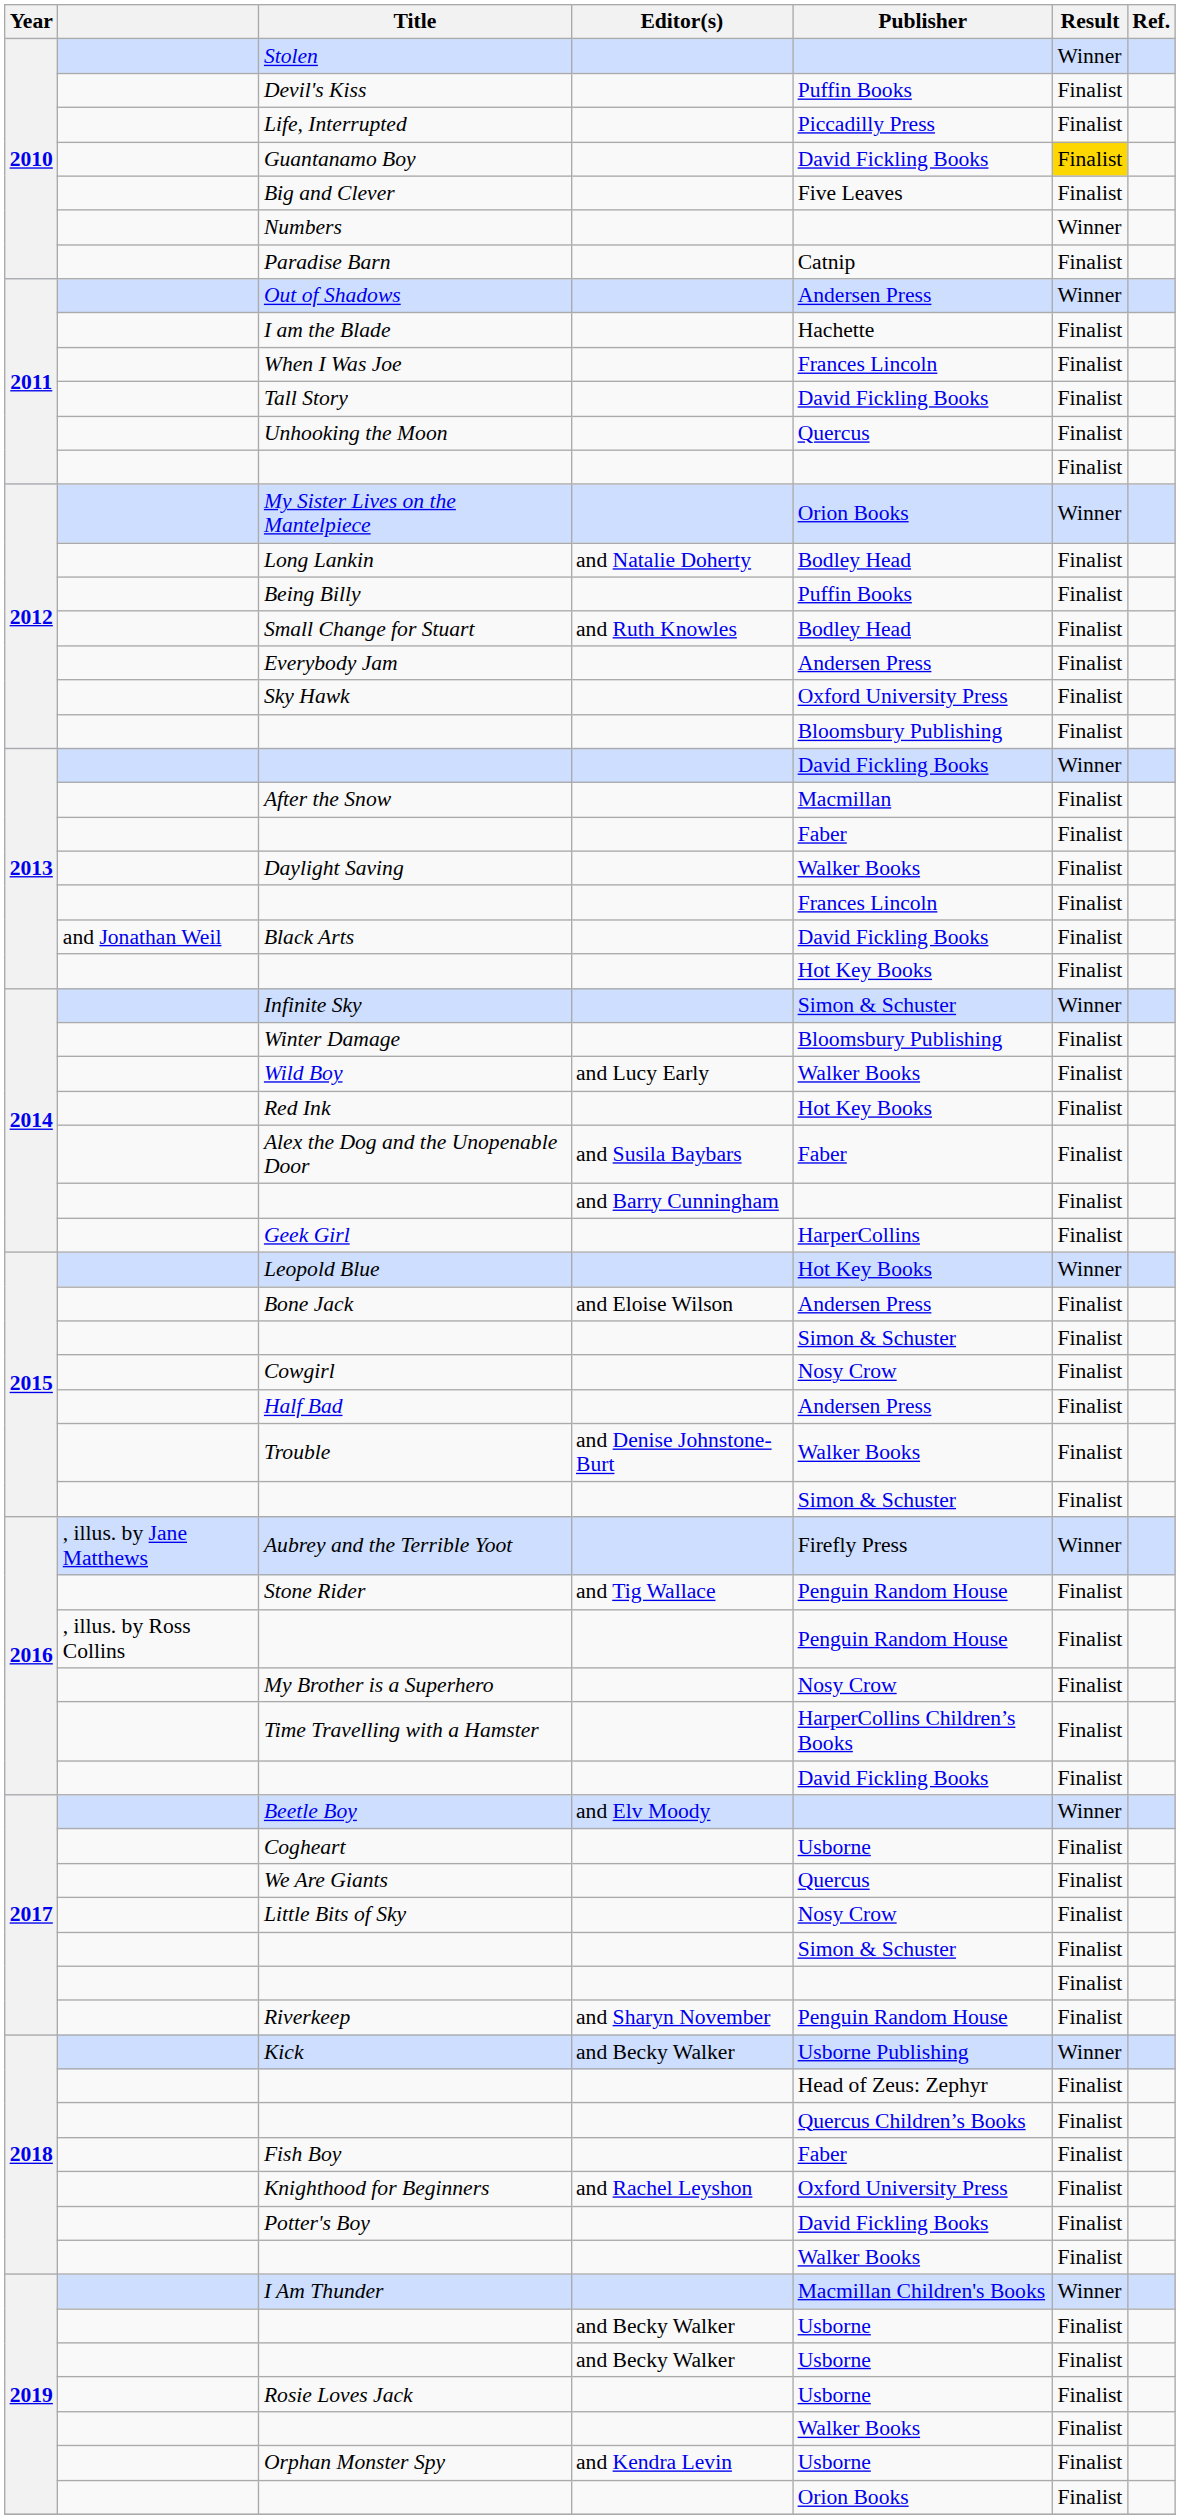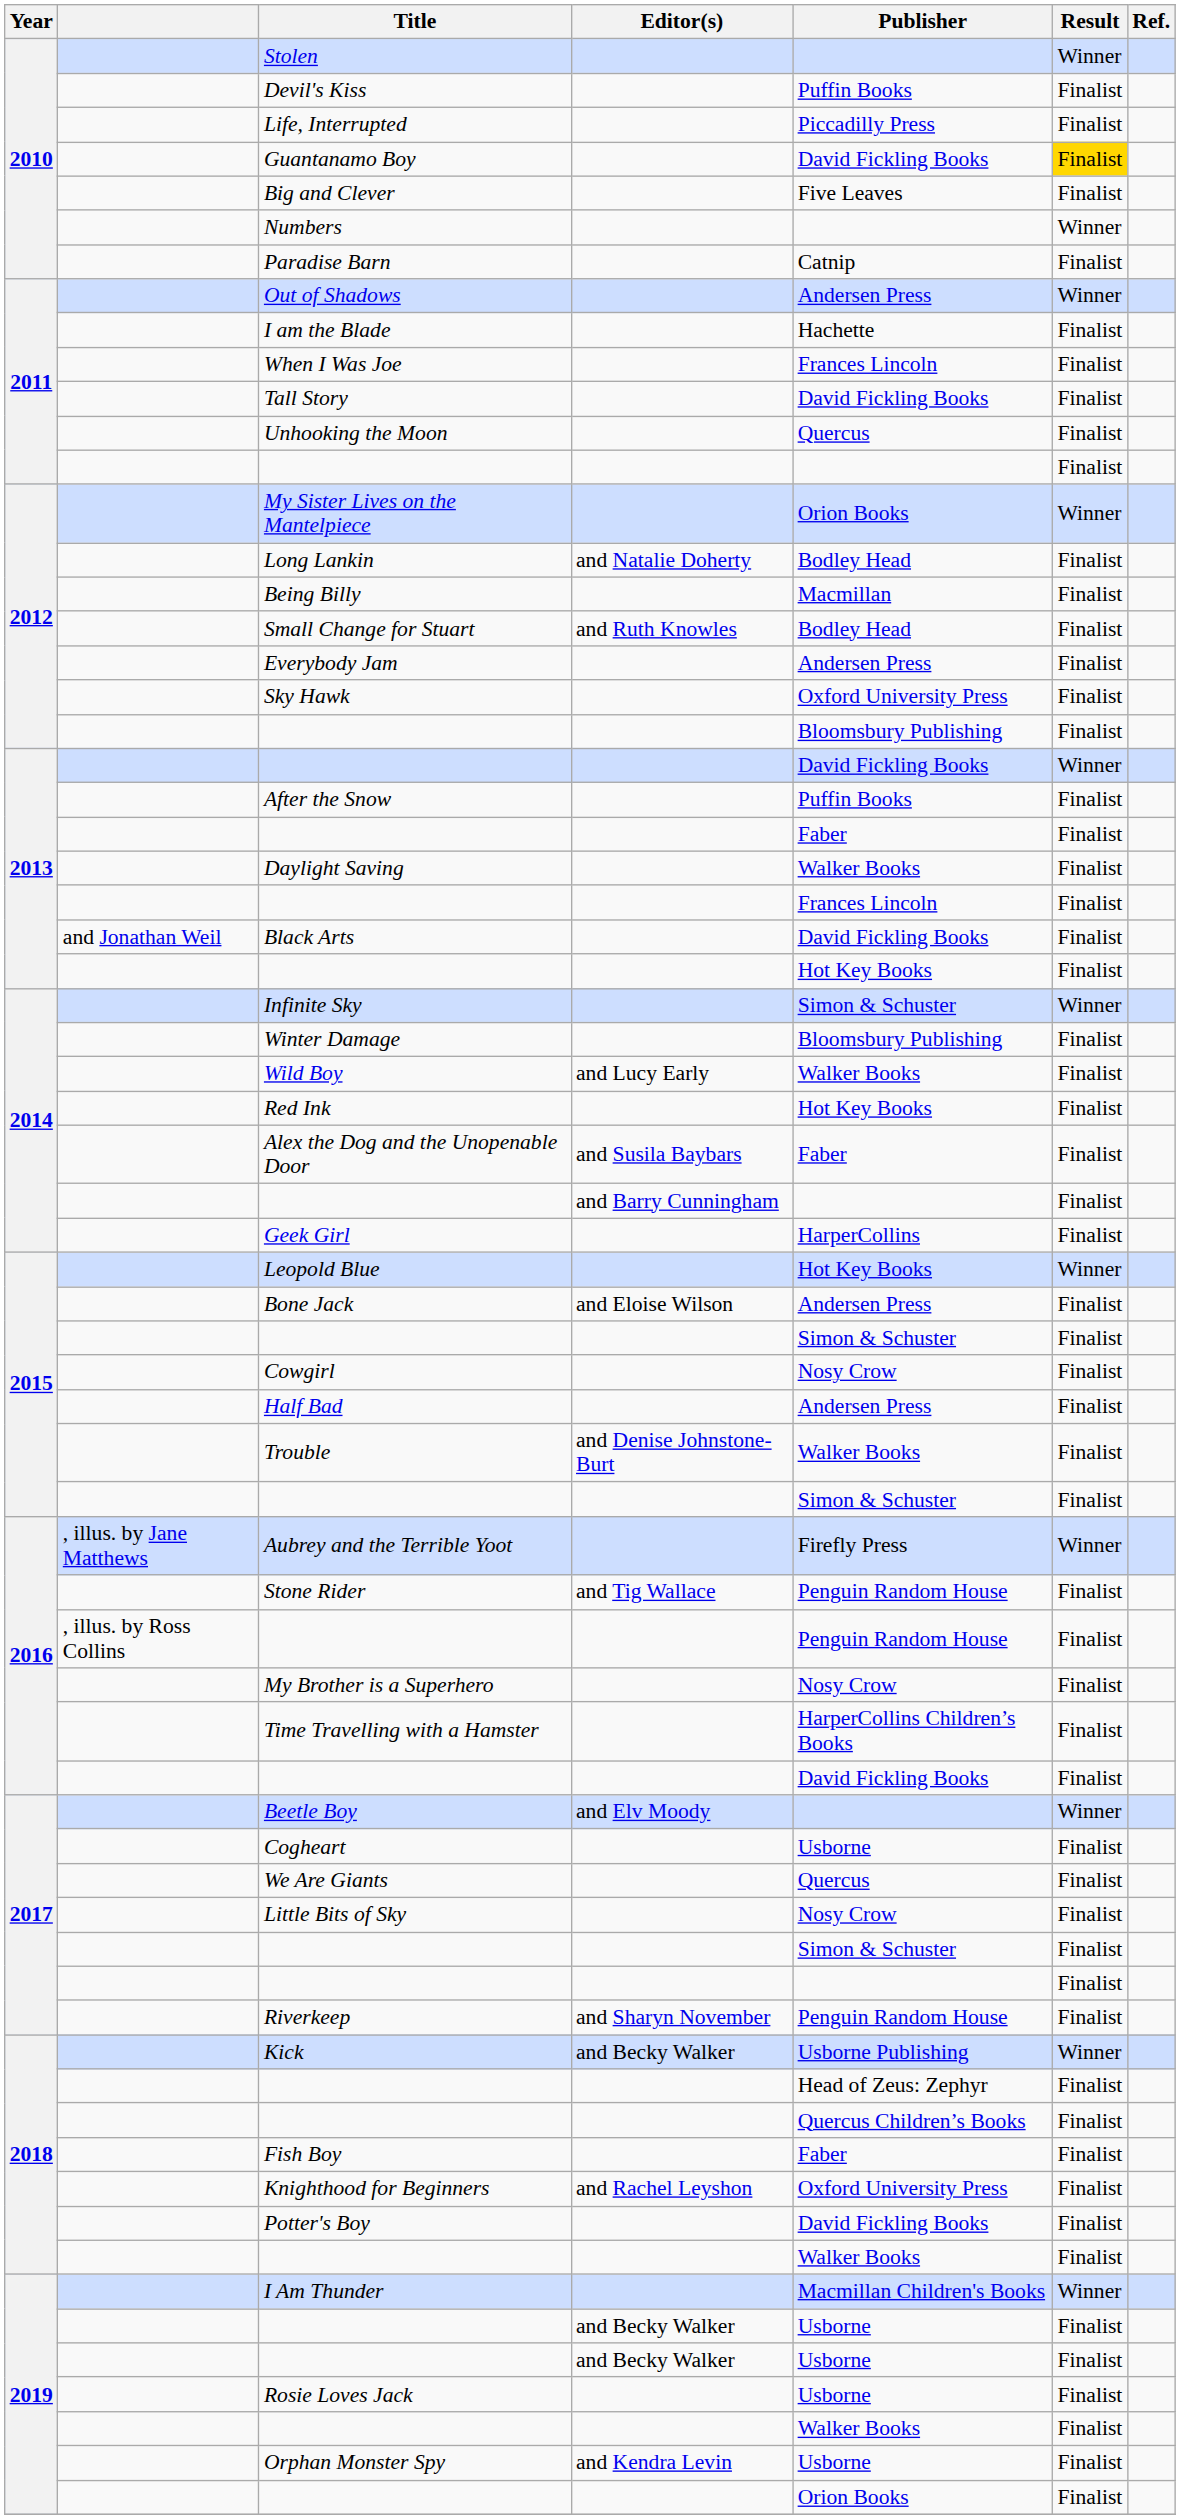(855, 594) Puffin Books -> (844, 594) Macmillan
(844, 799) Macmillan -> (855, 799) Puffin Books
